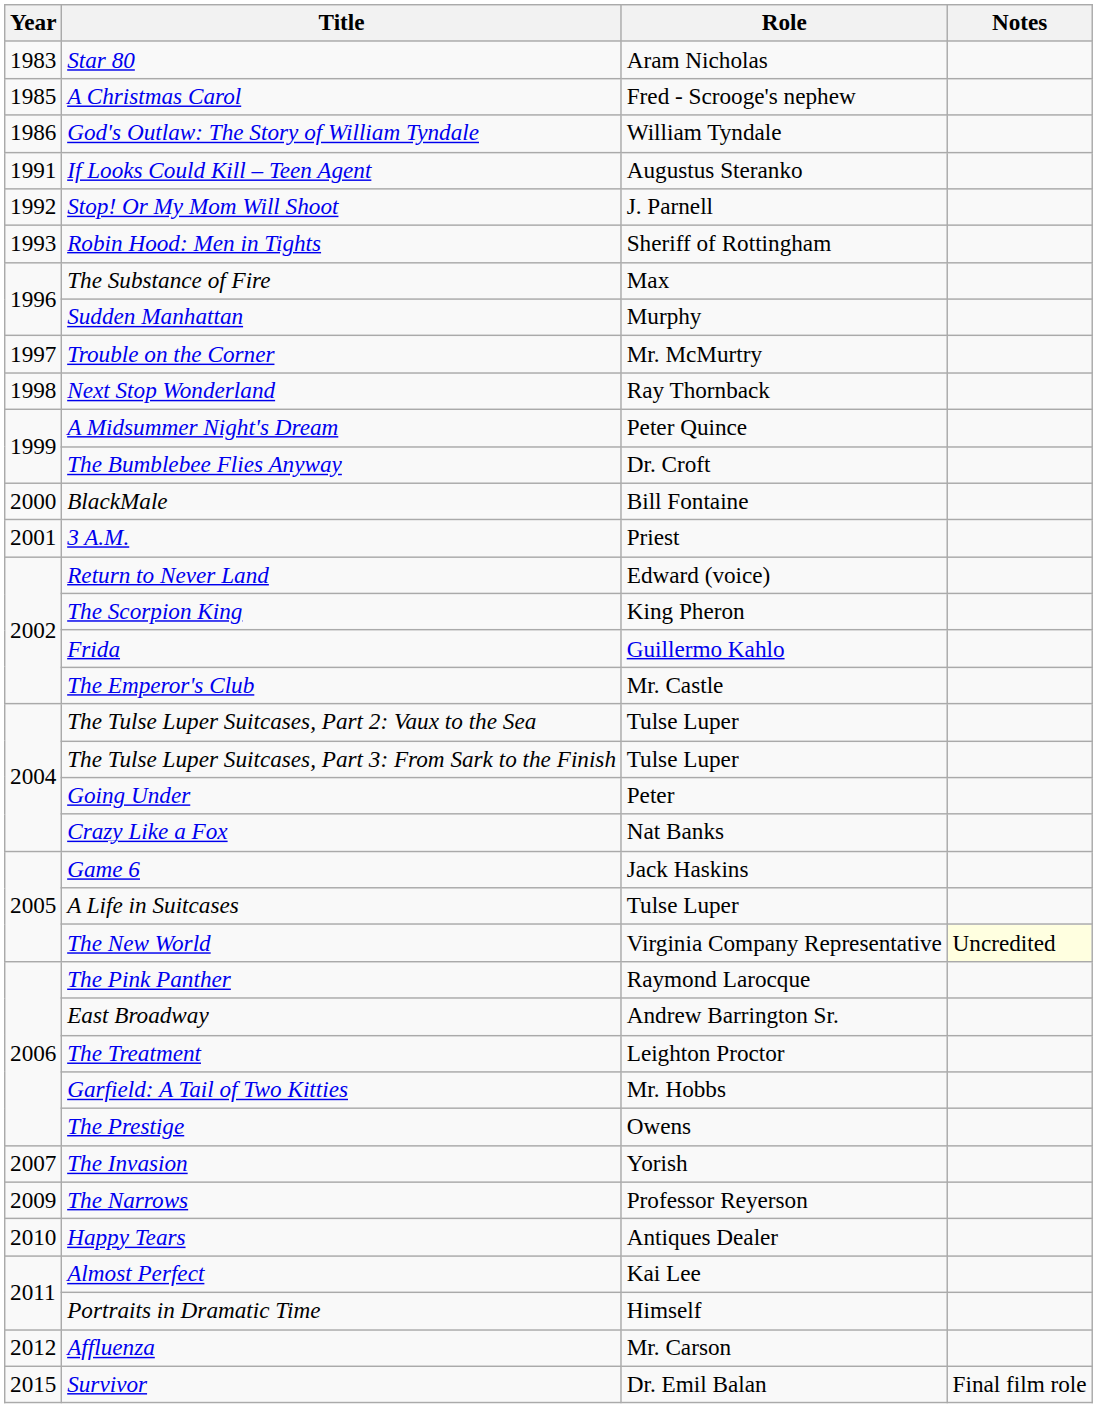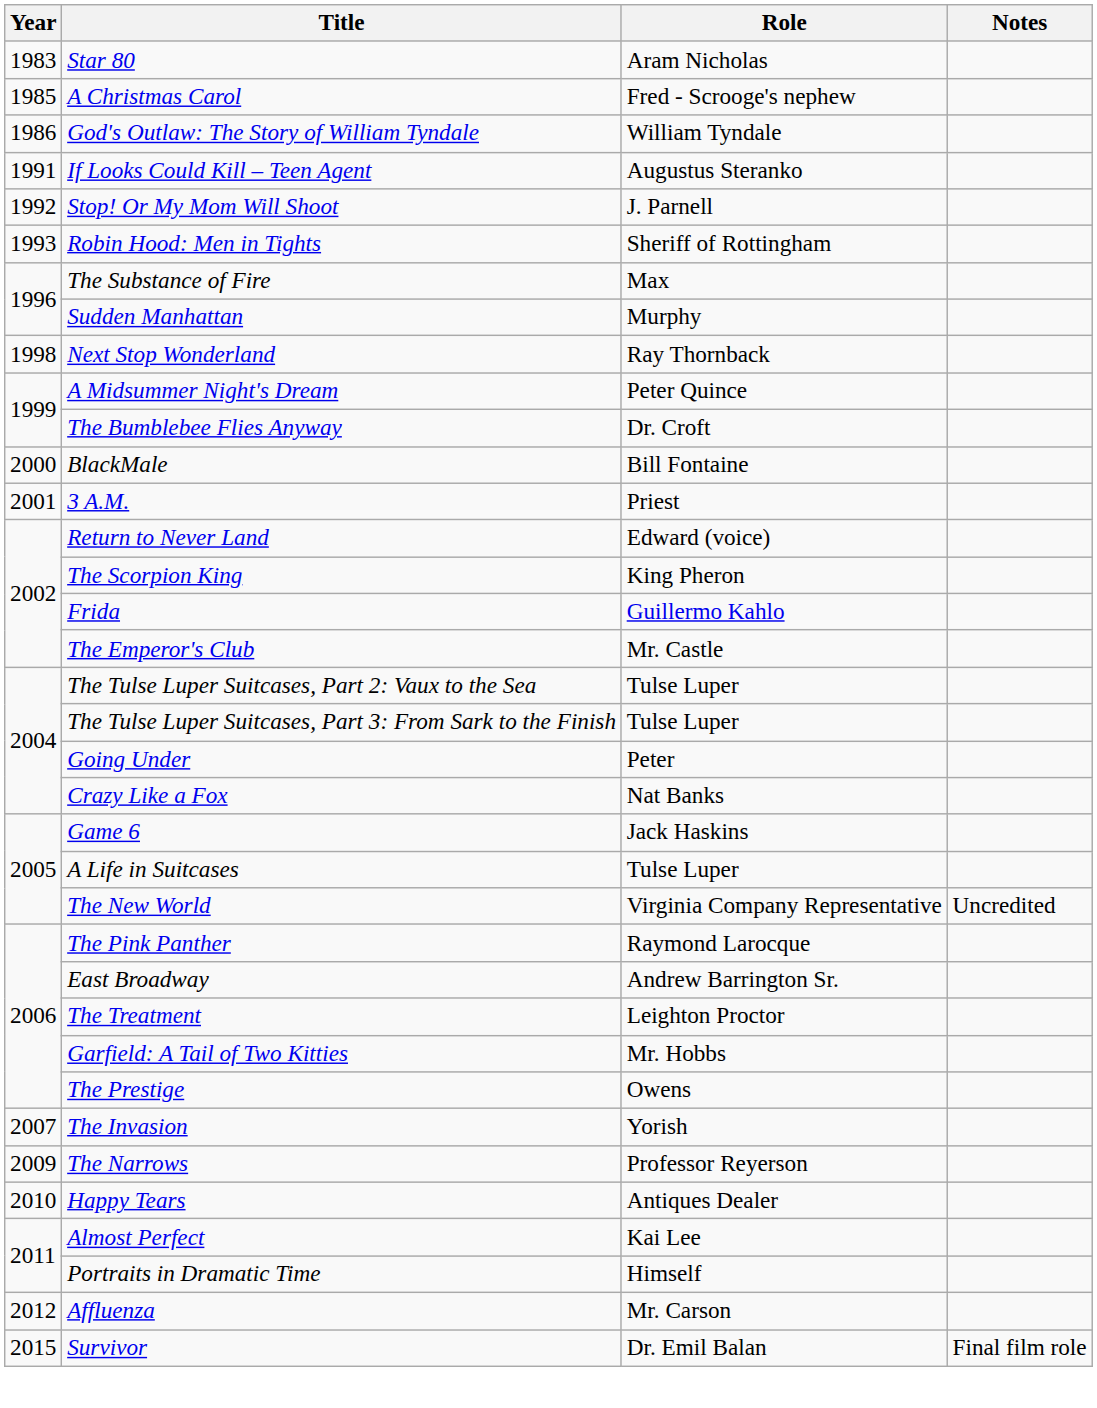- row: (171, 354)
(1004, 942) lightyellow background -> (1004, 905) no background
